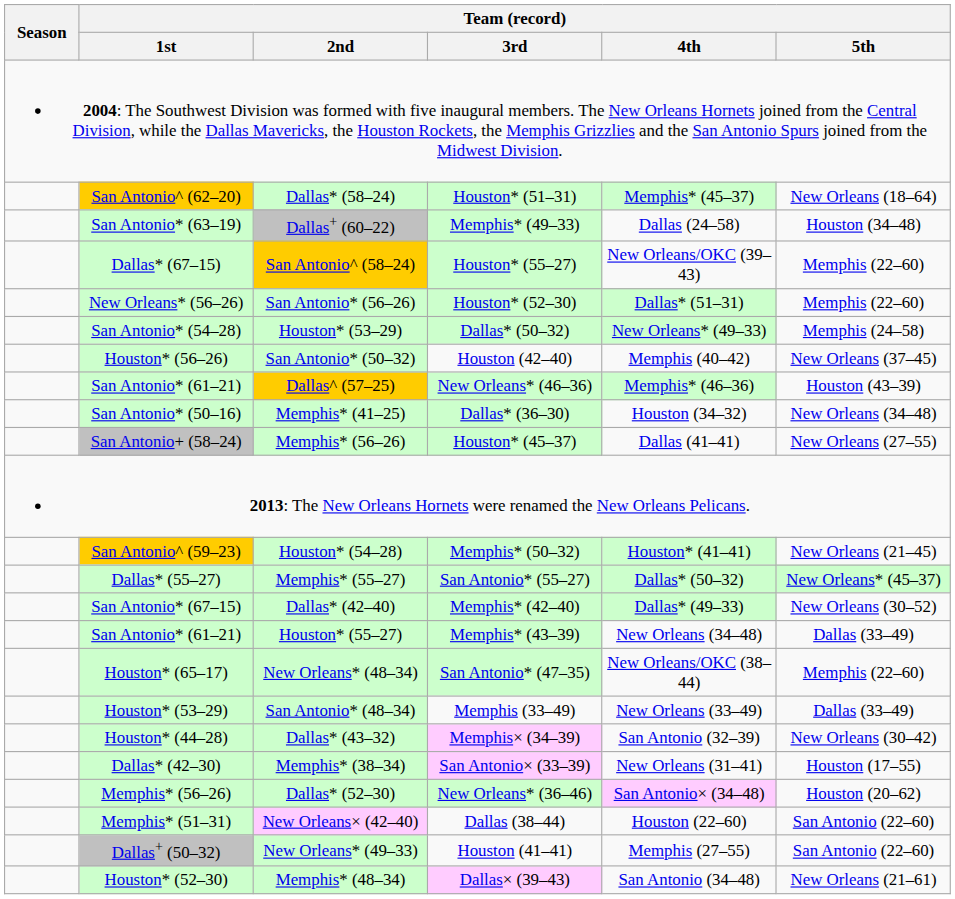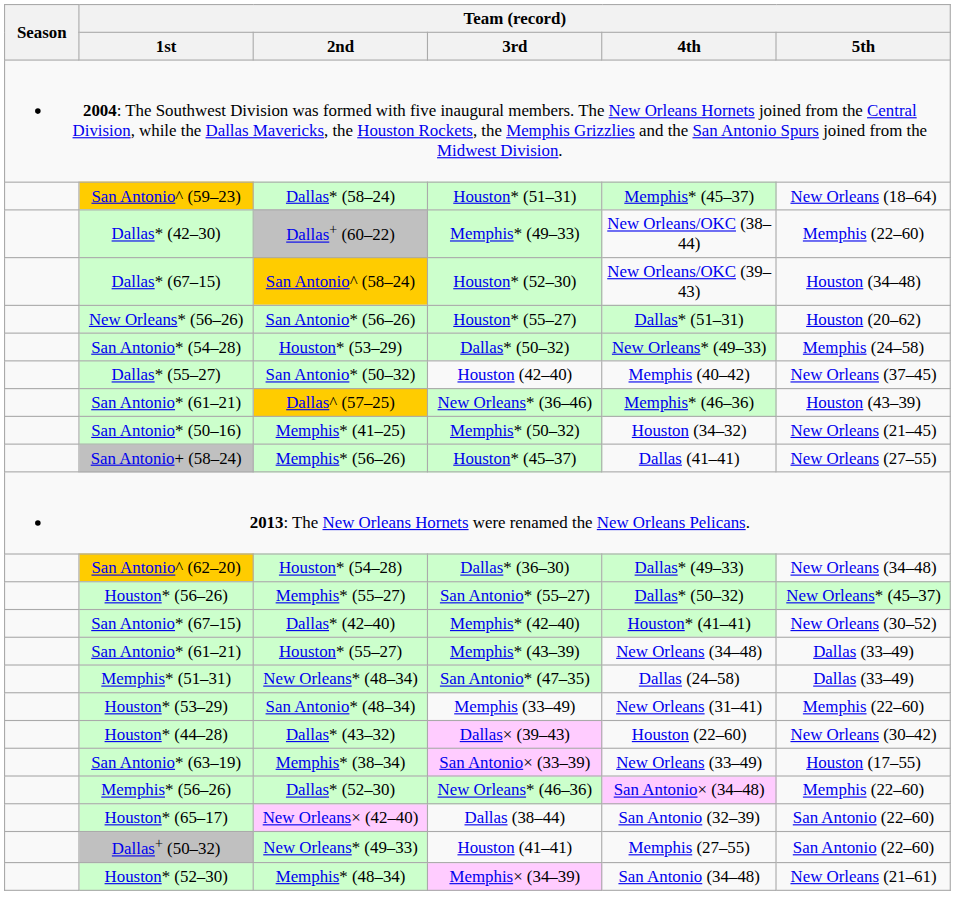(166, 195) San Antonio^ (62–20) -> (166, 195) San Antonio^ (59–23)
(166, 225) San Antonio* (63–19) -> (166, 233) Dallas* (42–30)
(689, 225) Dallas (24–58) -> (689, 233) New Orleans/OKC (38–44)
(864, 225) Houston (34–48) -> (864, 233) Memphis (22–60)
(515, 264) Houston* (55–27) -> (515, 281) Houston* (52–30)
(864, 264) Memphis (22–60) -> (864, 281) Houston (34–48)
(515, 302) Houston* (52–30) -> (515, 319) Houston* (55–27)
(864, 302) Memphis (22–60) -> (864, 319) Houston (20–62)
(166, 358) Houston* (56–26) -> (166, 374) Dallas* (55–27)
(515, 386) New Orleans* (46–36) -> (515, 402) New Orleans* (36–46)
(515, 413) Dallas* (36–30) -> (515, 430) Memphis* (50–32)
(864, 413) New Orleans (34–48) -> (864, 430) New Orleans (21–45)
(166, 550) San Antonio^ (59–23) -> (166, 567) San Antonio^ (62–20)
(515, 550) Memphis* (50–32) -> (515, 567) Dallas* (36–30)
(689, 550) Houston* (41–41) -> (689, 567) Dallas* (49–33)
(864, 550) New Orleans (21–45) -> (864, 567) New Orleans (34–48)
(166, 578) Dallas* (55–27) -> (166, 595) Houston* (56–26)
(689, 606) Dallas* (49–33) -> (689, 623) Houston* (41–41)
(166, 672) Houston* (65–17) -> (166, 678) Memphis* (51–31)
(689, 672) New Orleans/OKC (38–44) -> (689, 678) Dallas (24–58)
(864, 672) Memphis (22–60) -> (864, 678) Dallas (33–49)
(689, 710) New Orleans (33–49) -> (689, 706) New Orleans (31–41)
(864, 710) Dallas (33–49) -> (864, 706) Memphis (22–60)
(515, 737) Memphis× (34–39) -> (515, 734) Dallas× (39–43)
(689, 737) San Antonio (32–39) -> (689, 734) Houston (22–60)
(166, 765) Dallas* (42–30) -> (166, 762) San Antonio* (63–19)
(689, 765) New Orleans (31–41) -> (689, 762) New Orleans (33–49)
(515, 793) New Orleans* (36–46) -> (515, 790) New Orleans* (46–36)
(864, 793) Houston (20–62) -> (864, 790) Memphis (22–60)
(166, 821) Memphis* (51–31) -> (166, 817) Houston* (65–17)
(689, 821) Houston (22–60) -> (689, 817) San Antonio (32–39)
(515, 880) Dallas× (39–43) -> (515, 876) Memphis× (34–39)
